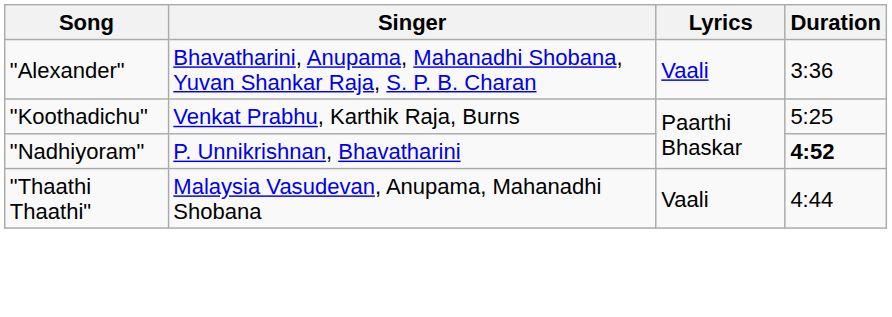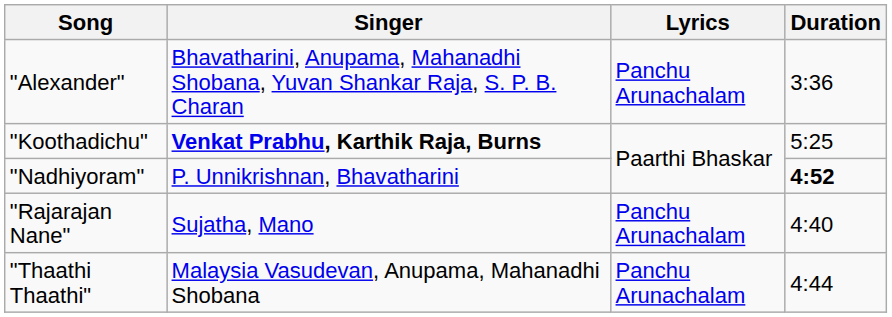(685, 70) Vaali -> (680, 82) Panchu Arunachalam
(347, 117) normal -> (356, 141) bold
+ row: (61, 224)
(685, 199) Vaali -> (680, 283) Panchu Arunachalam
